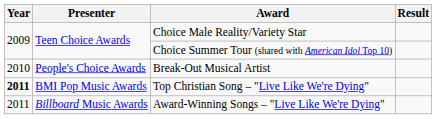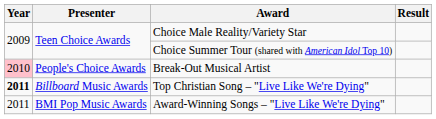(19, 68) no background -> (19, 68) pink background
(91, 86) BMI Pop Music Awards -> (92, 86) Billboard Music Awards
(92, 104) Billboard Music Awards -> (91, 104) BMI Pop Music Awards
